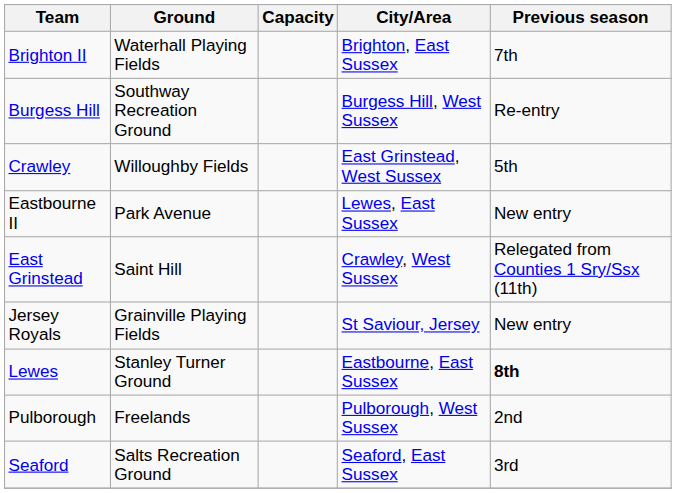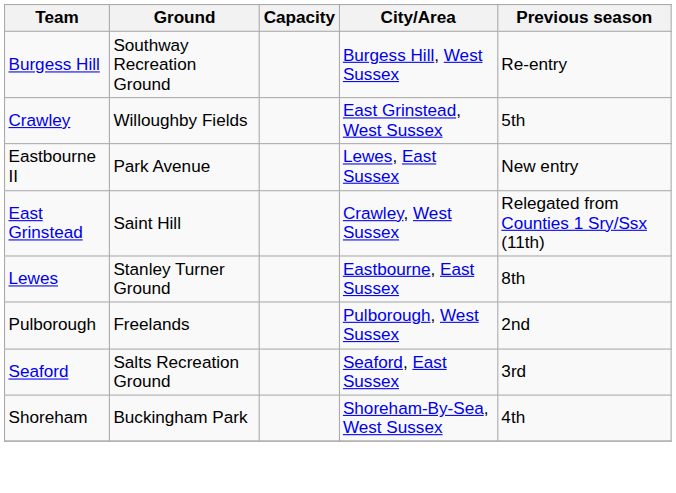- row: (48, 54)
- row: (35, 325)
(507, 371) bold -> (513, 279) normal
+ row: (48, 418)
